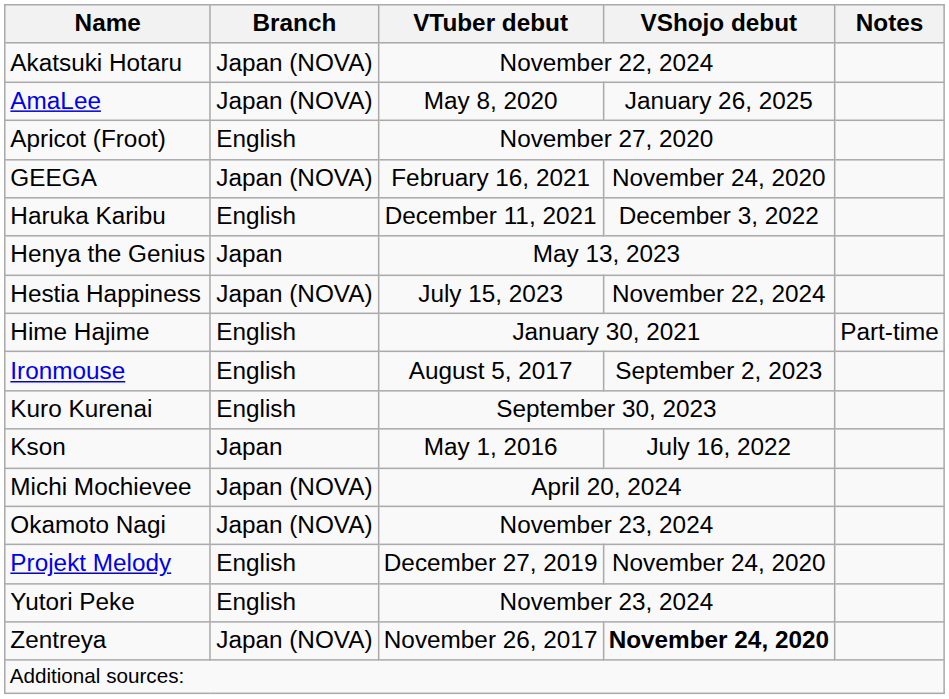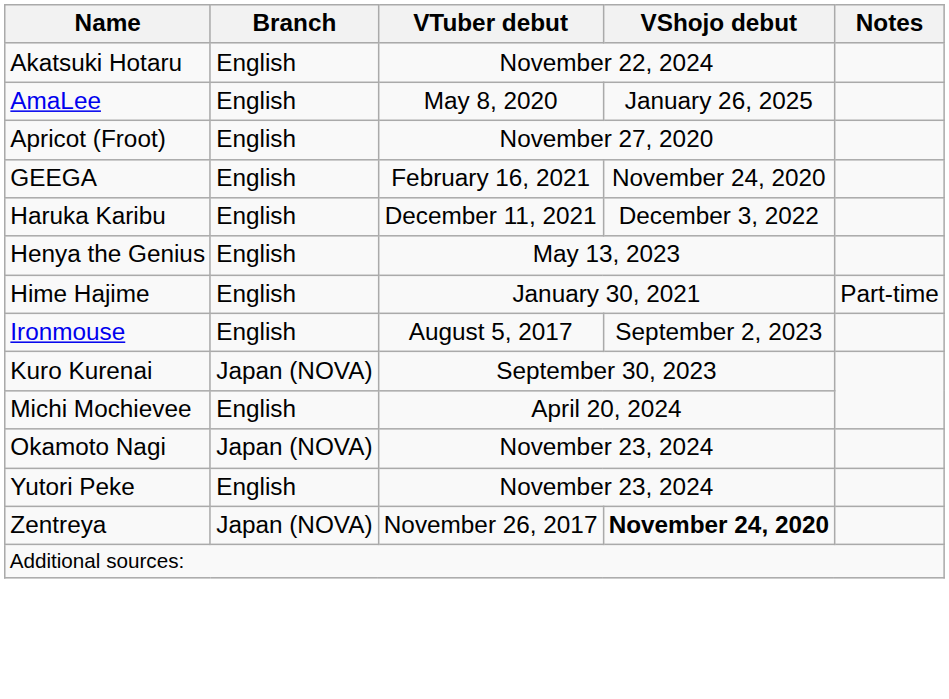(294, 62) Japan (NOVA) -> (256, 62) English
(294, 100) Japan (NOVA) -> (256, 100) English
(294, 178) Japan (NOVA) -> (256, 178) English
(249, 255) Japan -> (256, 255) English
- row: (106, 293)
(256, 409) English -> (294, 370) Japan (NOVA)
- row: (38, 448)
(294, 486) Japan (NOVA) -> (256, 409) English
- row: (91, 563)
